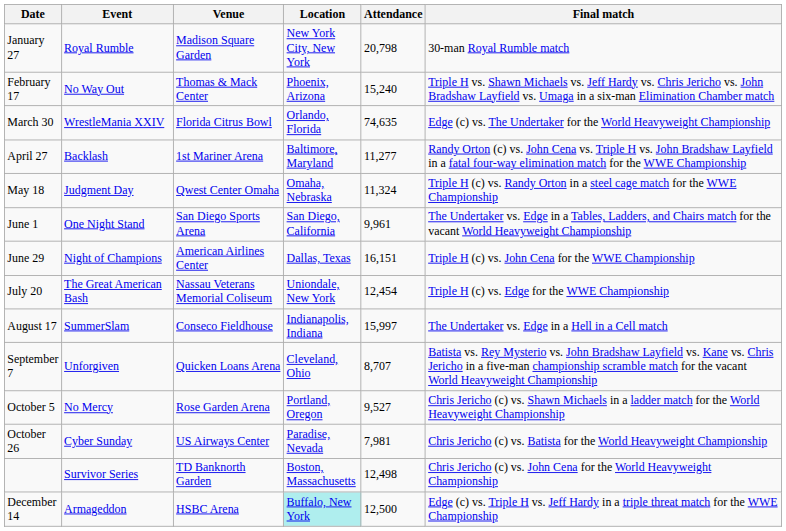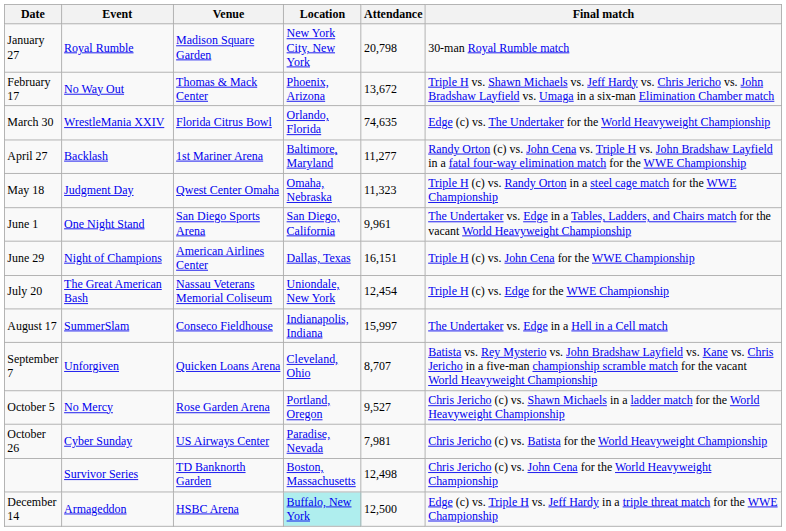(380, 88) 15,240 -> (380, 88) 13,672
(380, 190) 11,324 -> (380, 190) 11,323
